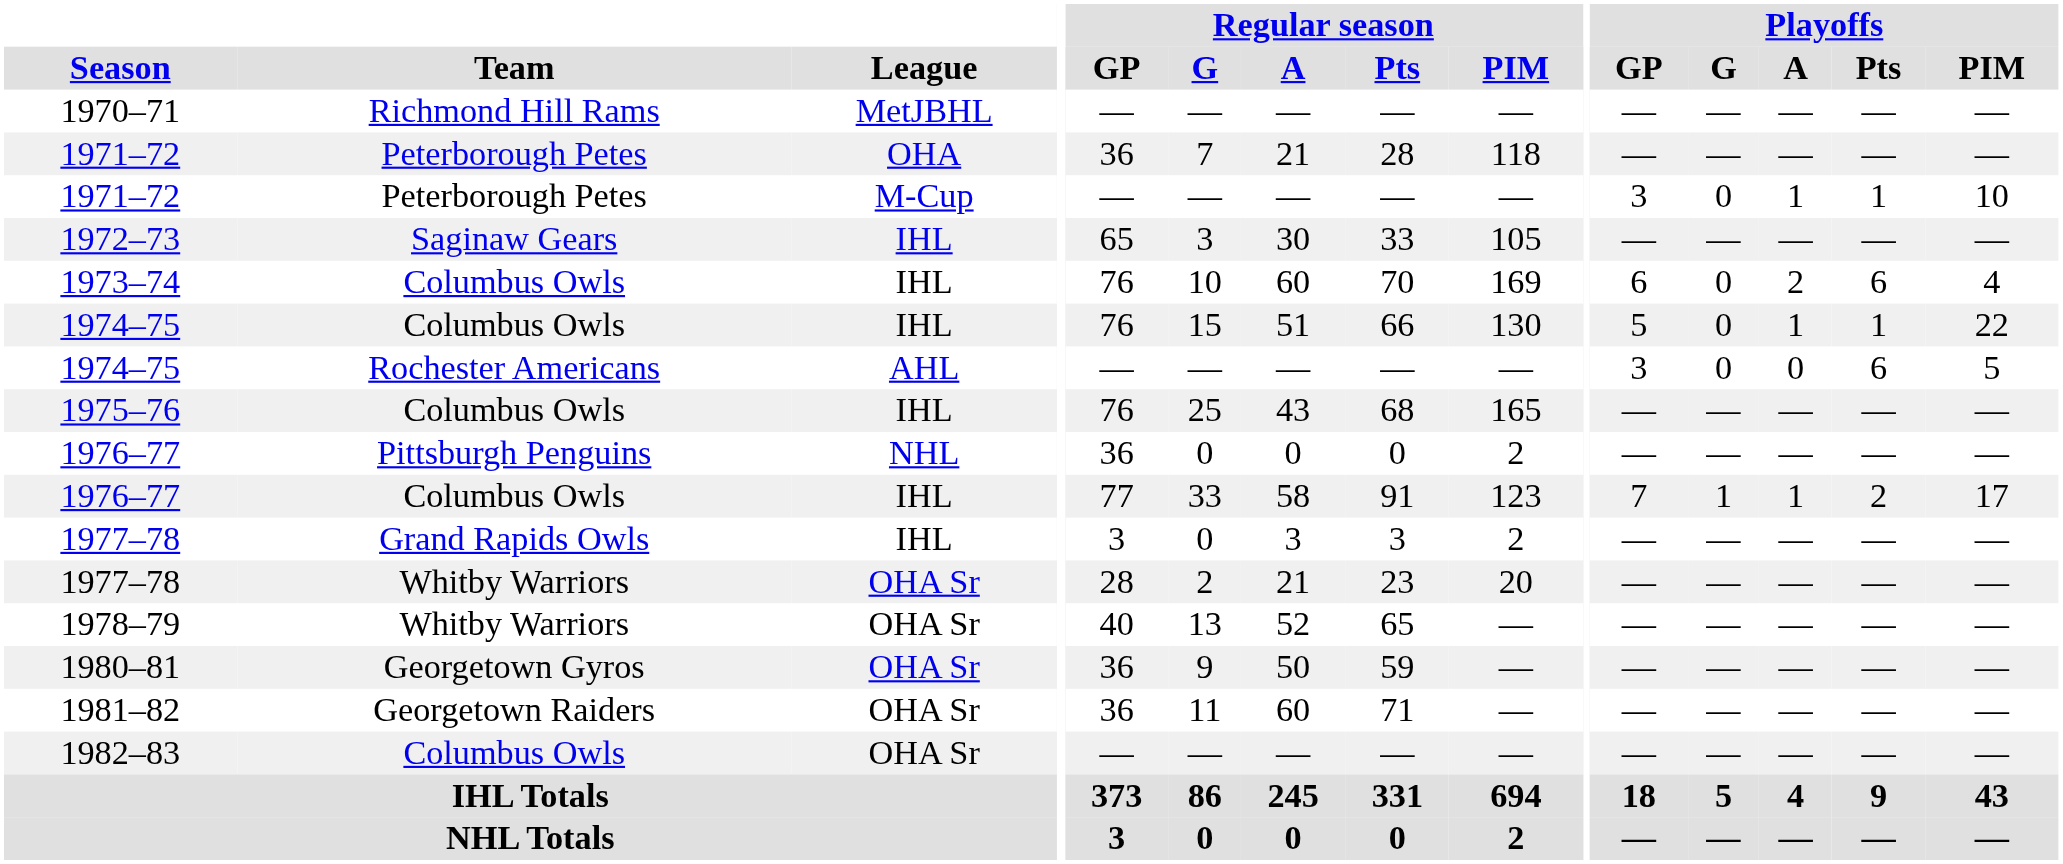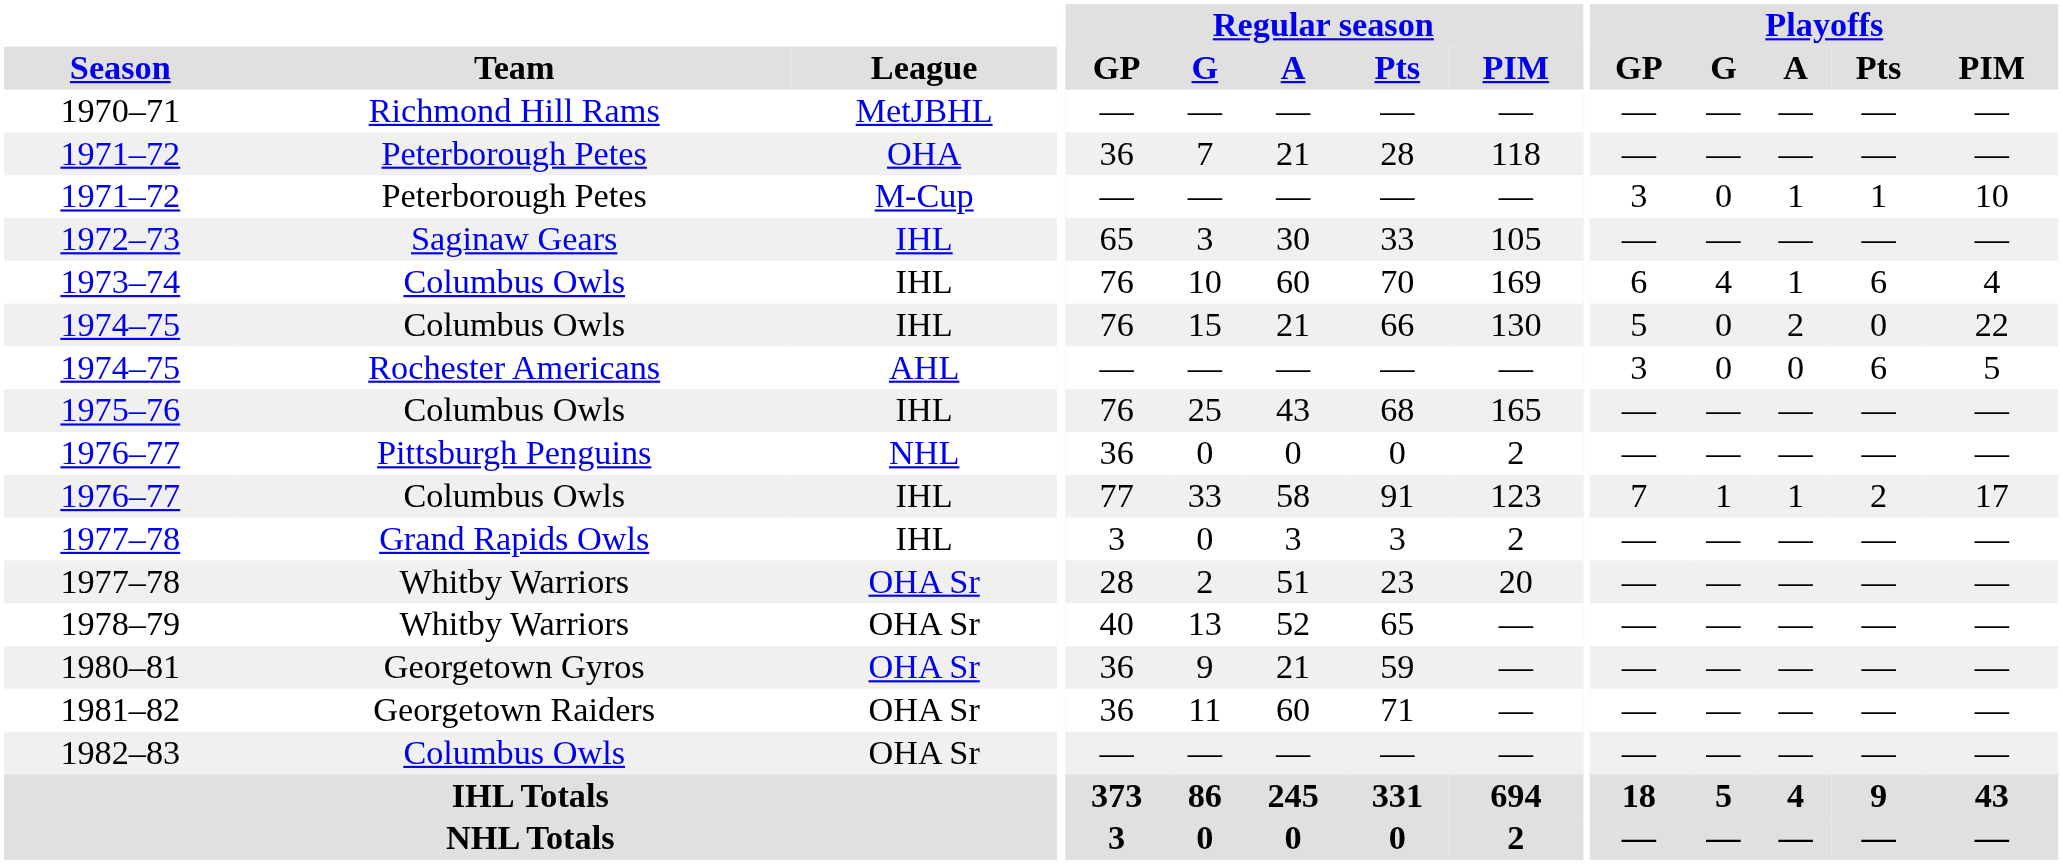(1723, 281) 0 -> (1723, 281) 4
(1796, 281) 2 -> (1796, 281) 1
(1293, 324) 51 -> (1293, 324) 21
(1796, 324) 1 -> (1796, 324) 2
(1879, 324) 1 -> (1879, 324) 0
(1293, 581) 21 -> (1293, 581) 51
(1293, 666) 50 -> (1293, 666) 21
